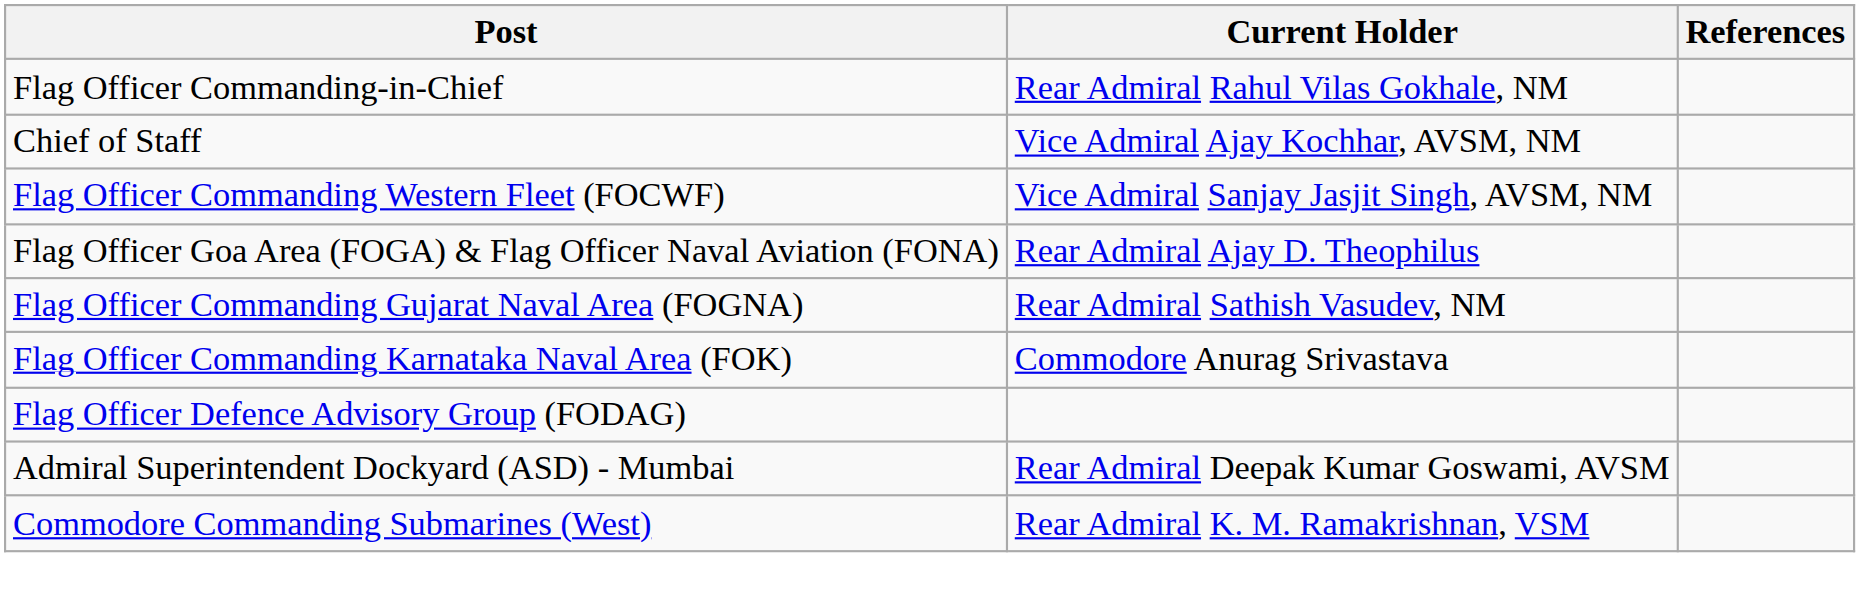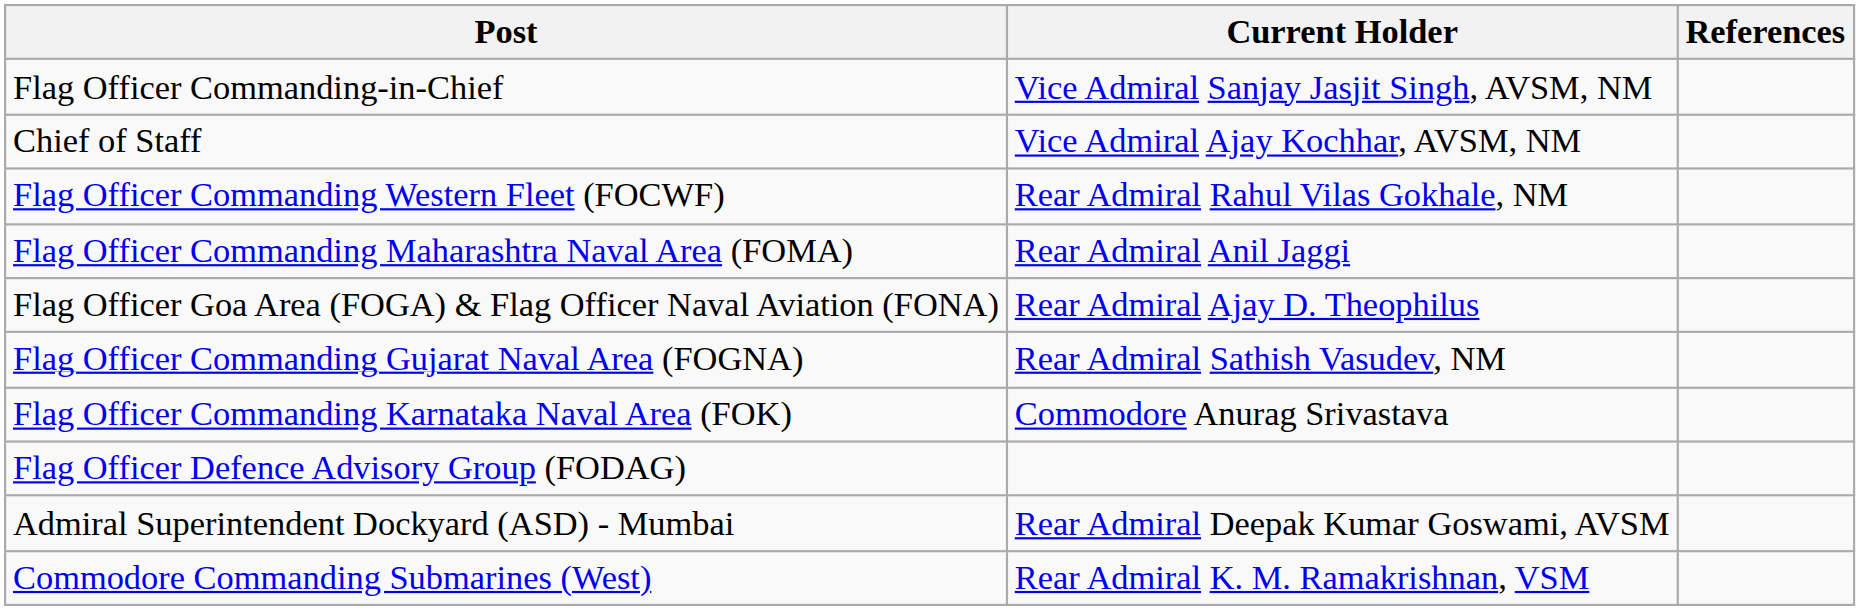(1291, 86) Rear Admiral Rahul Vilas Gokhale, NM -> (1334, 86) Vice Admiral Sanjay Jasjit Singh, AVSM, NM
(1334, 195) Vice Admiral Sanjay Jasjit Singh, AVSM, NM -> (1291, 195) Rear Admiral Rahul Vilas Gokhale, NM
+ row: (433, 250)
